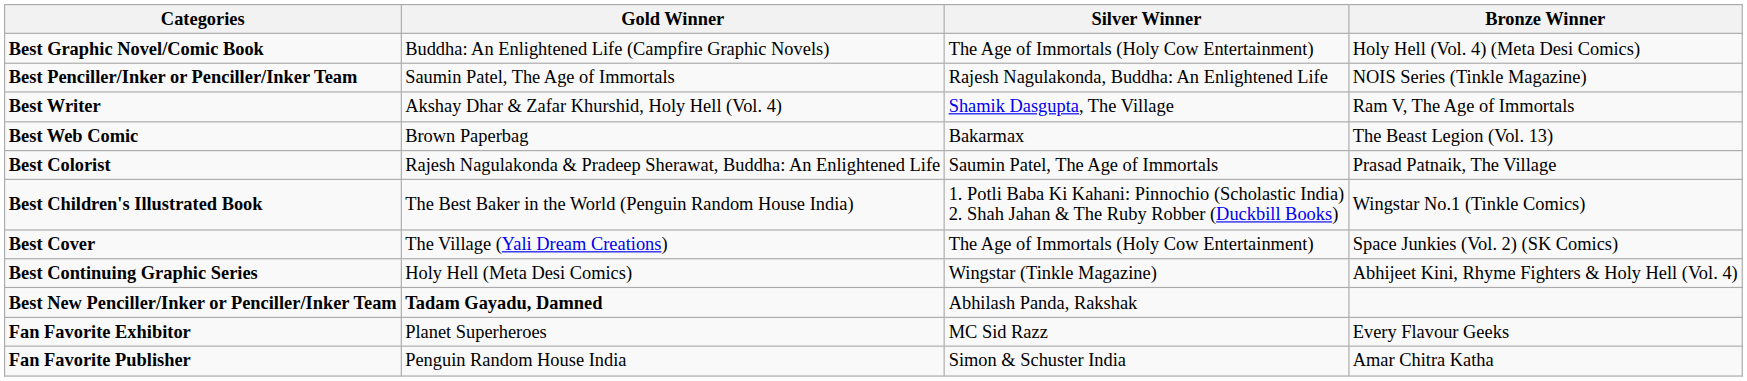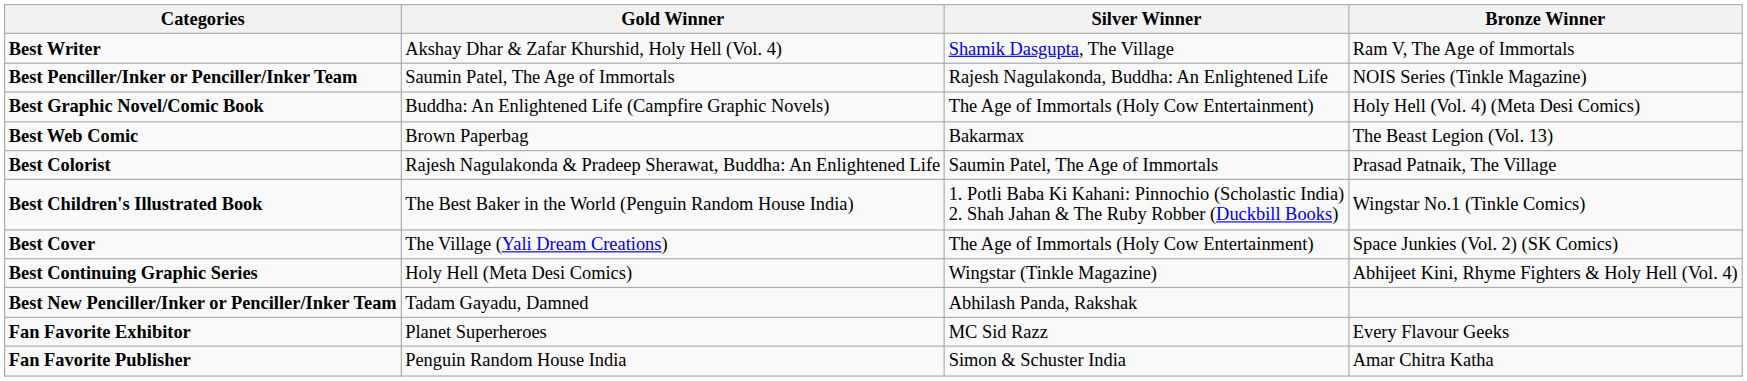rows swapped: (136, 48) <-> (55, 106)
(504, 302) bold -> (497, 302) normal
